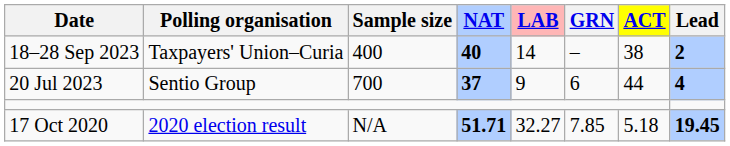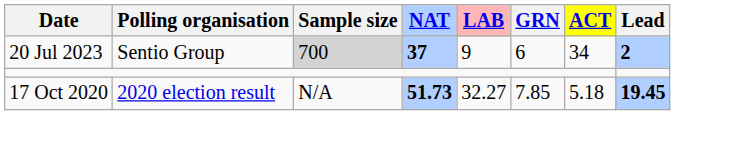- row: (74, 52)
(368, 83) no background -> (313, 52) lightgrey background
(633, 83) 44 -> (579, 52) 34
(680, 83) 4 -> (625, 52) 2
(484, 124) 51.71 -> (429, 93) 51.73
